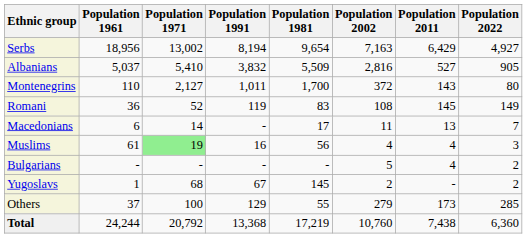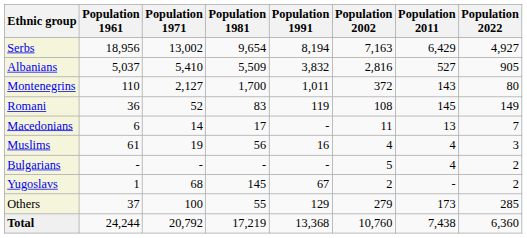columns swapped: (300, 21) <-> (237, 21)
(197, 145) lightgreen background -> (197, 145) no background
